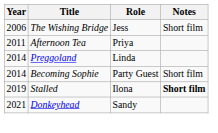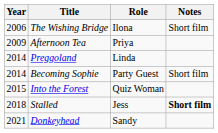(120, 27) Jess -> (123, 27) Ilona
(16, 43) 2011 -> (16, 43) 2009
+ row: (59, 89)
(16, 89) 2019 -> (16, 105) 2018
(123, 89) Ilona -> (120, 105) Jess
